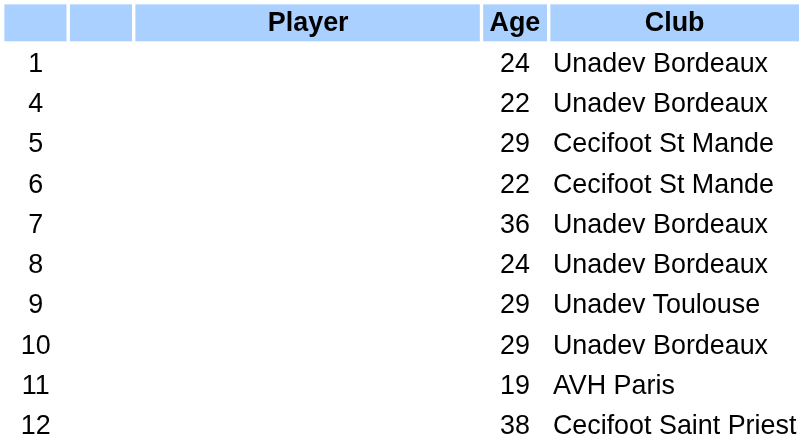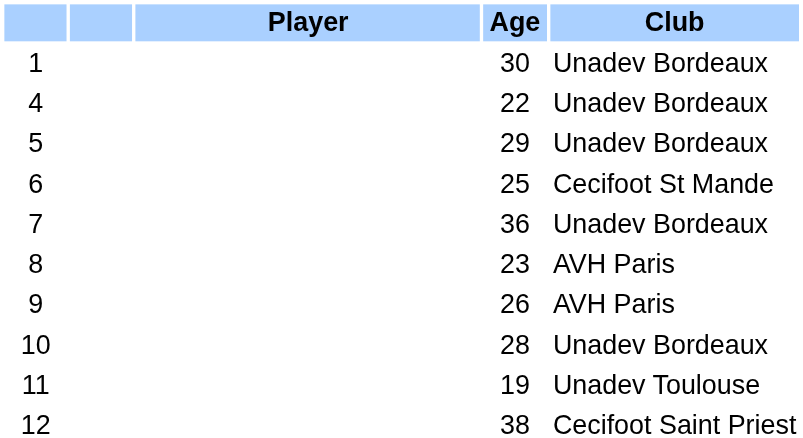(515, 62) 24 -> (515, 62) 30
(663, 143) Cecifoot St Mande -> (660, 143) Unadev Bordeaux
(515, 183) 22 -> (515, 183) 25
(515, 264) 24 -> (515, 264) 23
(660, 264) Unadev Bordeaux -> (614, 264) AVH Paris
(515, 304) 29 -> (515, 304) 26
(657, 304) Unadev Toulouse -> (614, 304) AVH Paris
(515, 345) 29 -> (515, 345) 28
(614, 385) AVH Paris -> (657, 385) Unadev Toulouse
